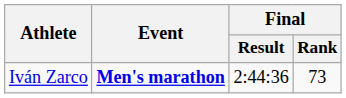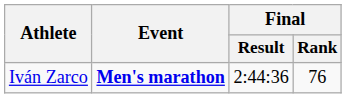(317, 78) 73 -> (317, 78) 76
